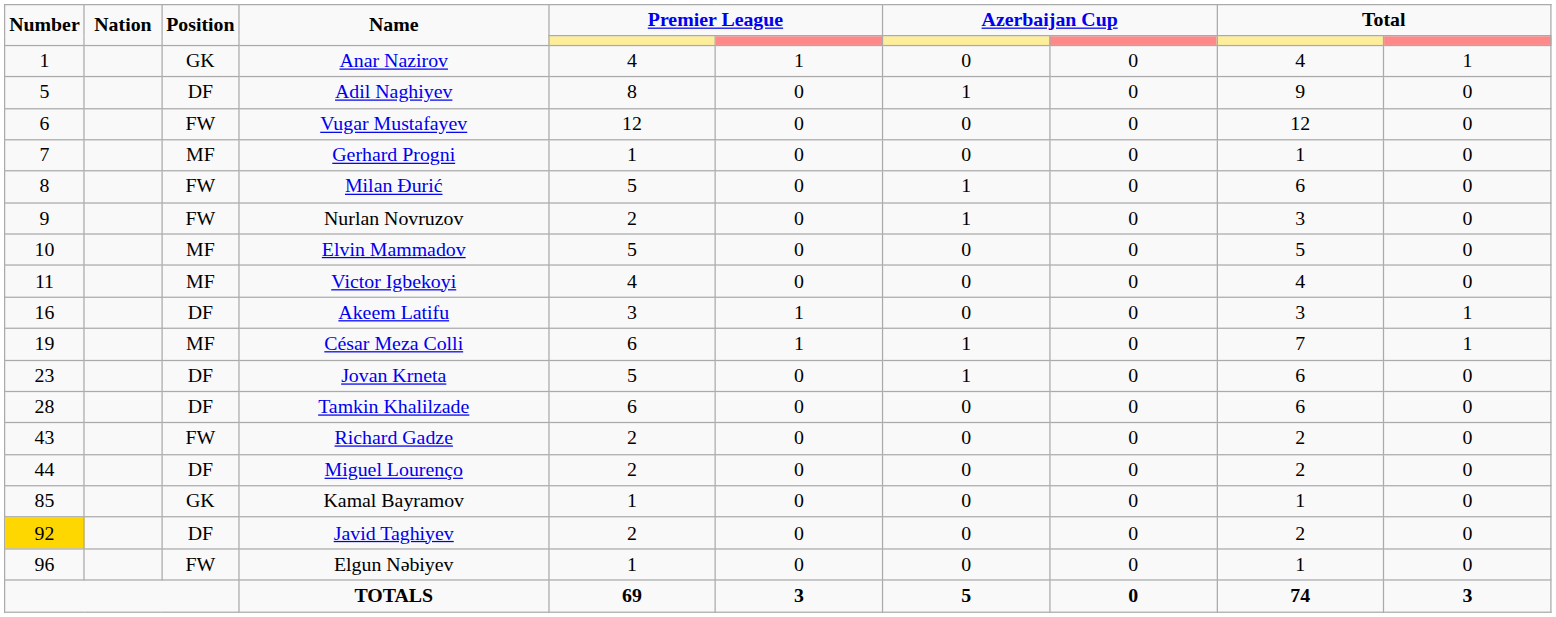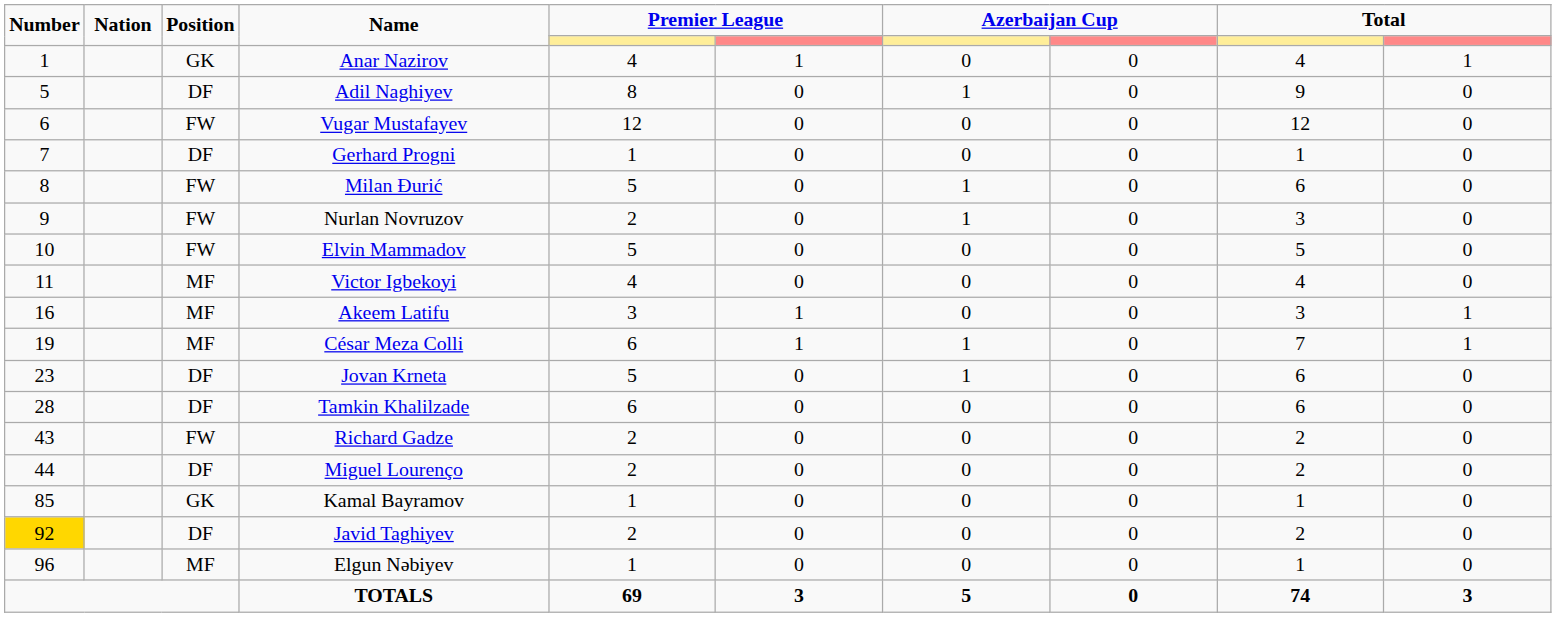(200, 155) MF -> (200, 155) DF
(200, 249) MF -> (200, 249) FW
(200, 312) DF -> (200, 312) MF
(200, 564) FW -> (200, 564) MF
